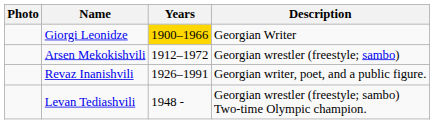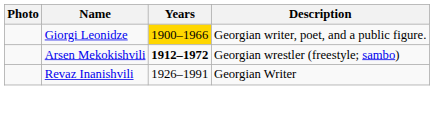(255, 34) Georgian Writer -> (320, 34) Georgian writer, poet, and a public figure.
(180, 54) normal -> (180, 54) bold
(320, 74) Georgian writer, poet, and a public figure. -> (255, 74) Georgian Writer
- row: (90, 101)
